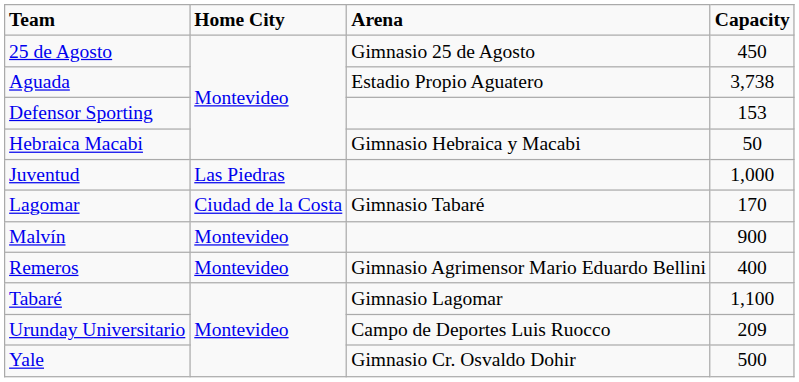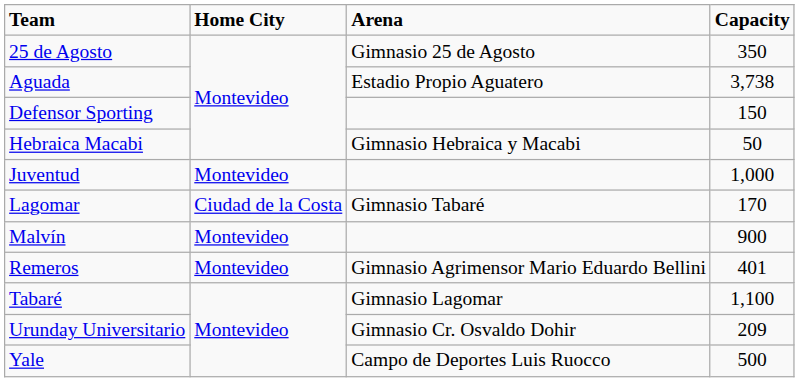(752, 50) 450 -> (752, 50) 350
(752, 112) 153 -> (752, 112) 150
(240, 174) Las Piedras -> (241, 174) Montevideo
(752, 267) 400 -> (752, 267) 401
(481, 329) Campo de Deportes Luis Ruocco -> (464, 329) Gimnasio Cr. Osvaldo Dohir
(464, 360) Gimnasio Cr. Osvaldo Dohir -> (481, 360) Campo de Deportes Luis Ruocco
